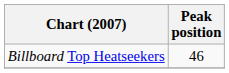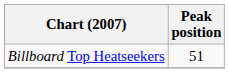(196, 56) 46 -> (196, 56) 51
